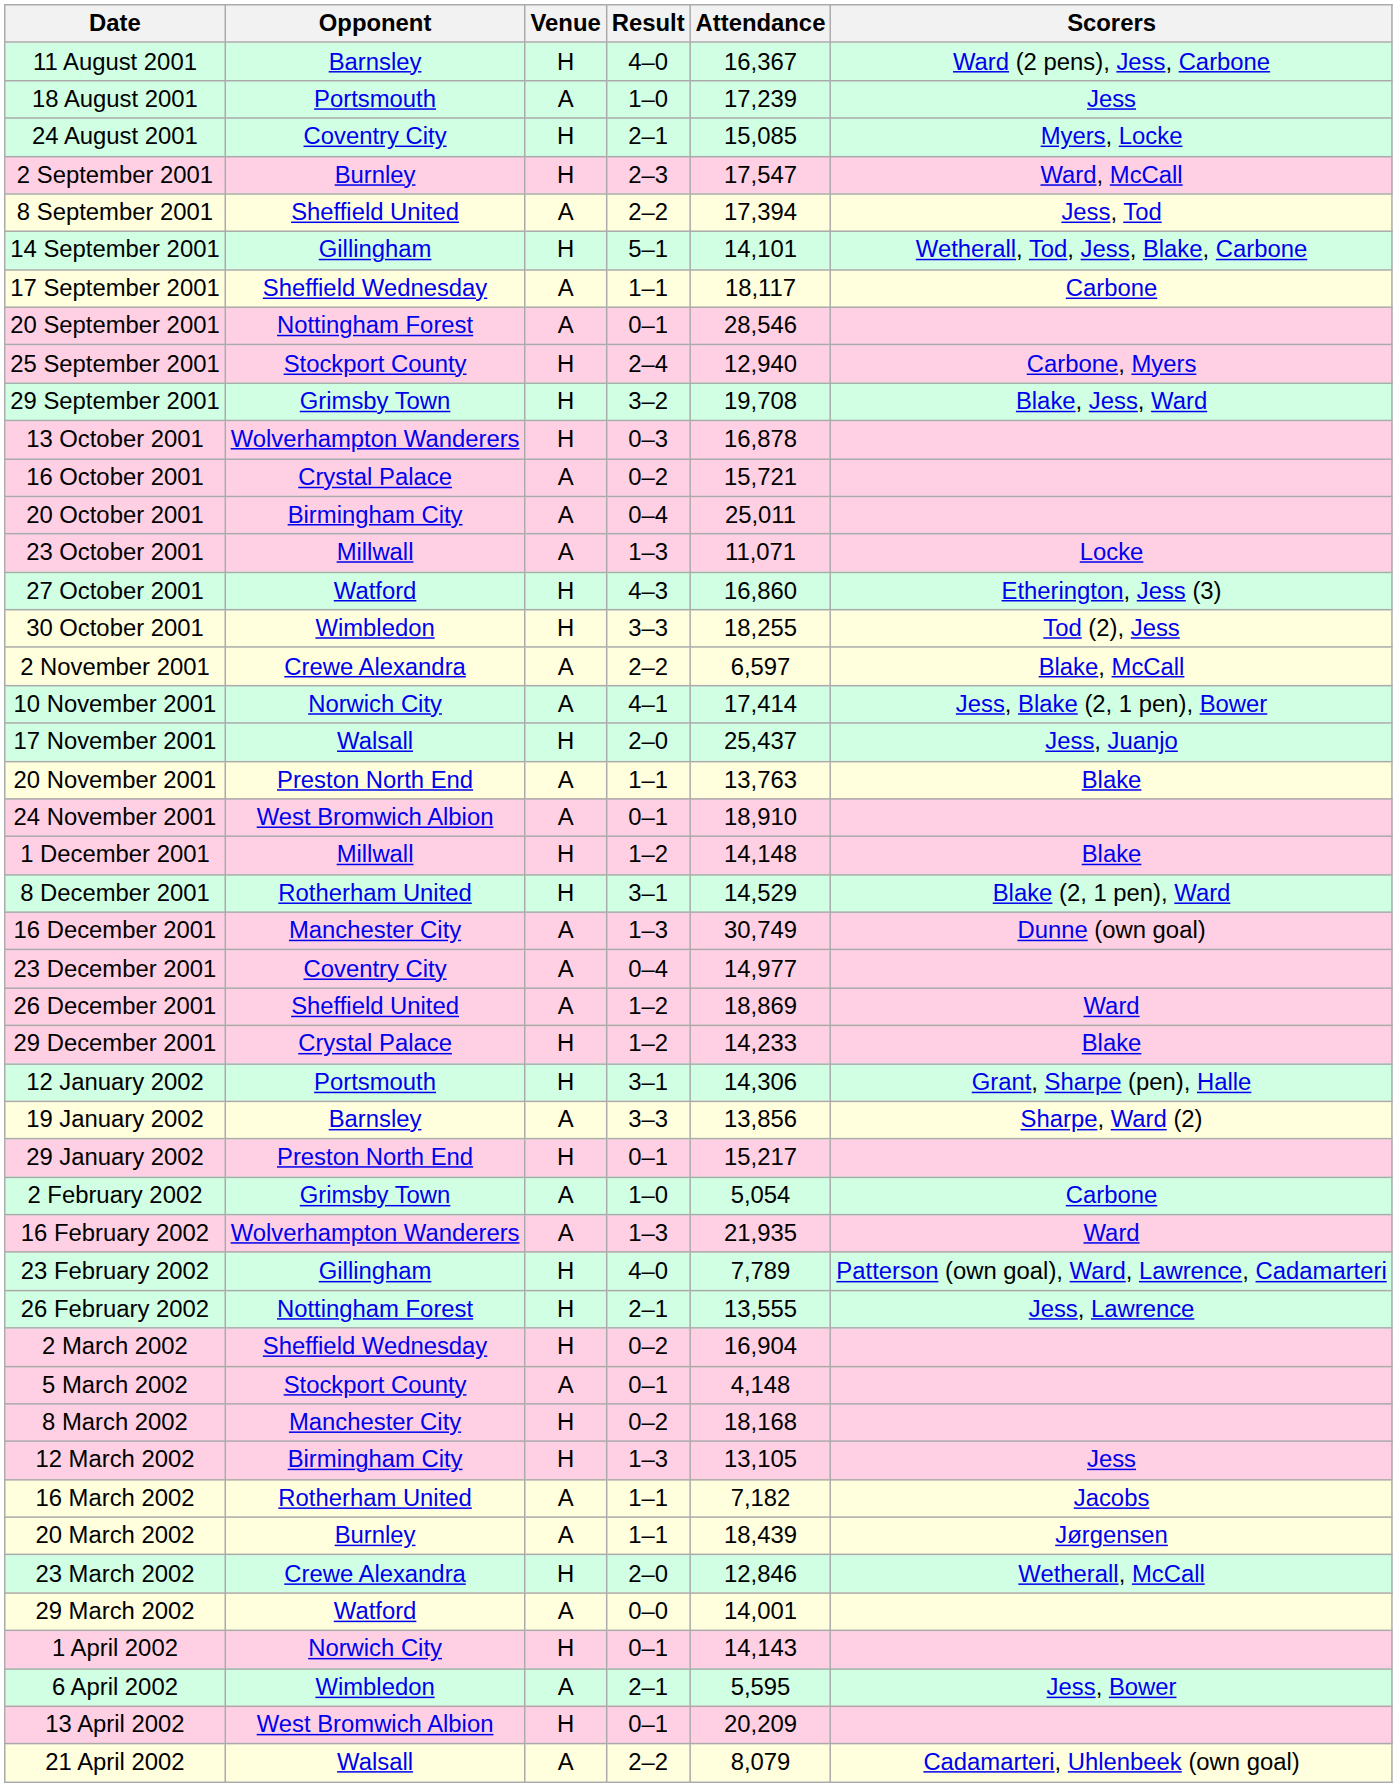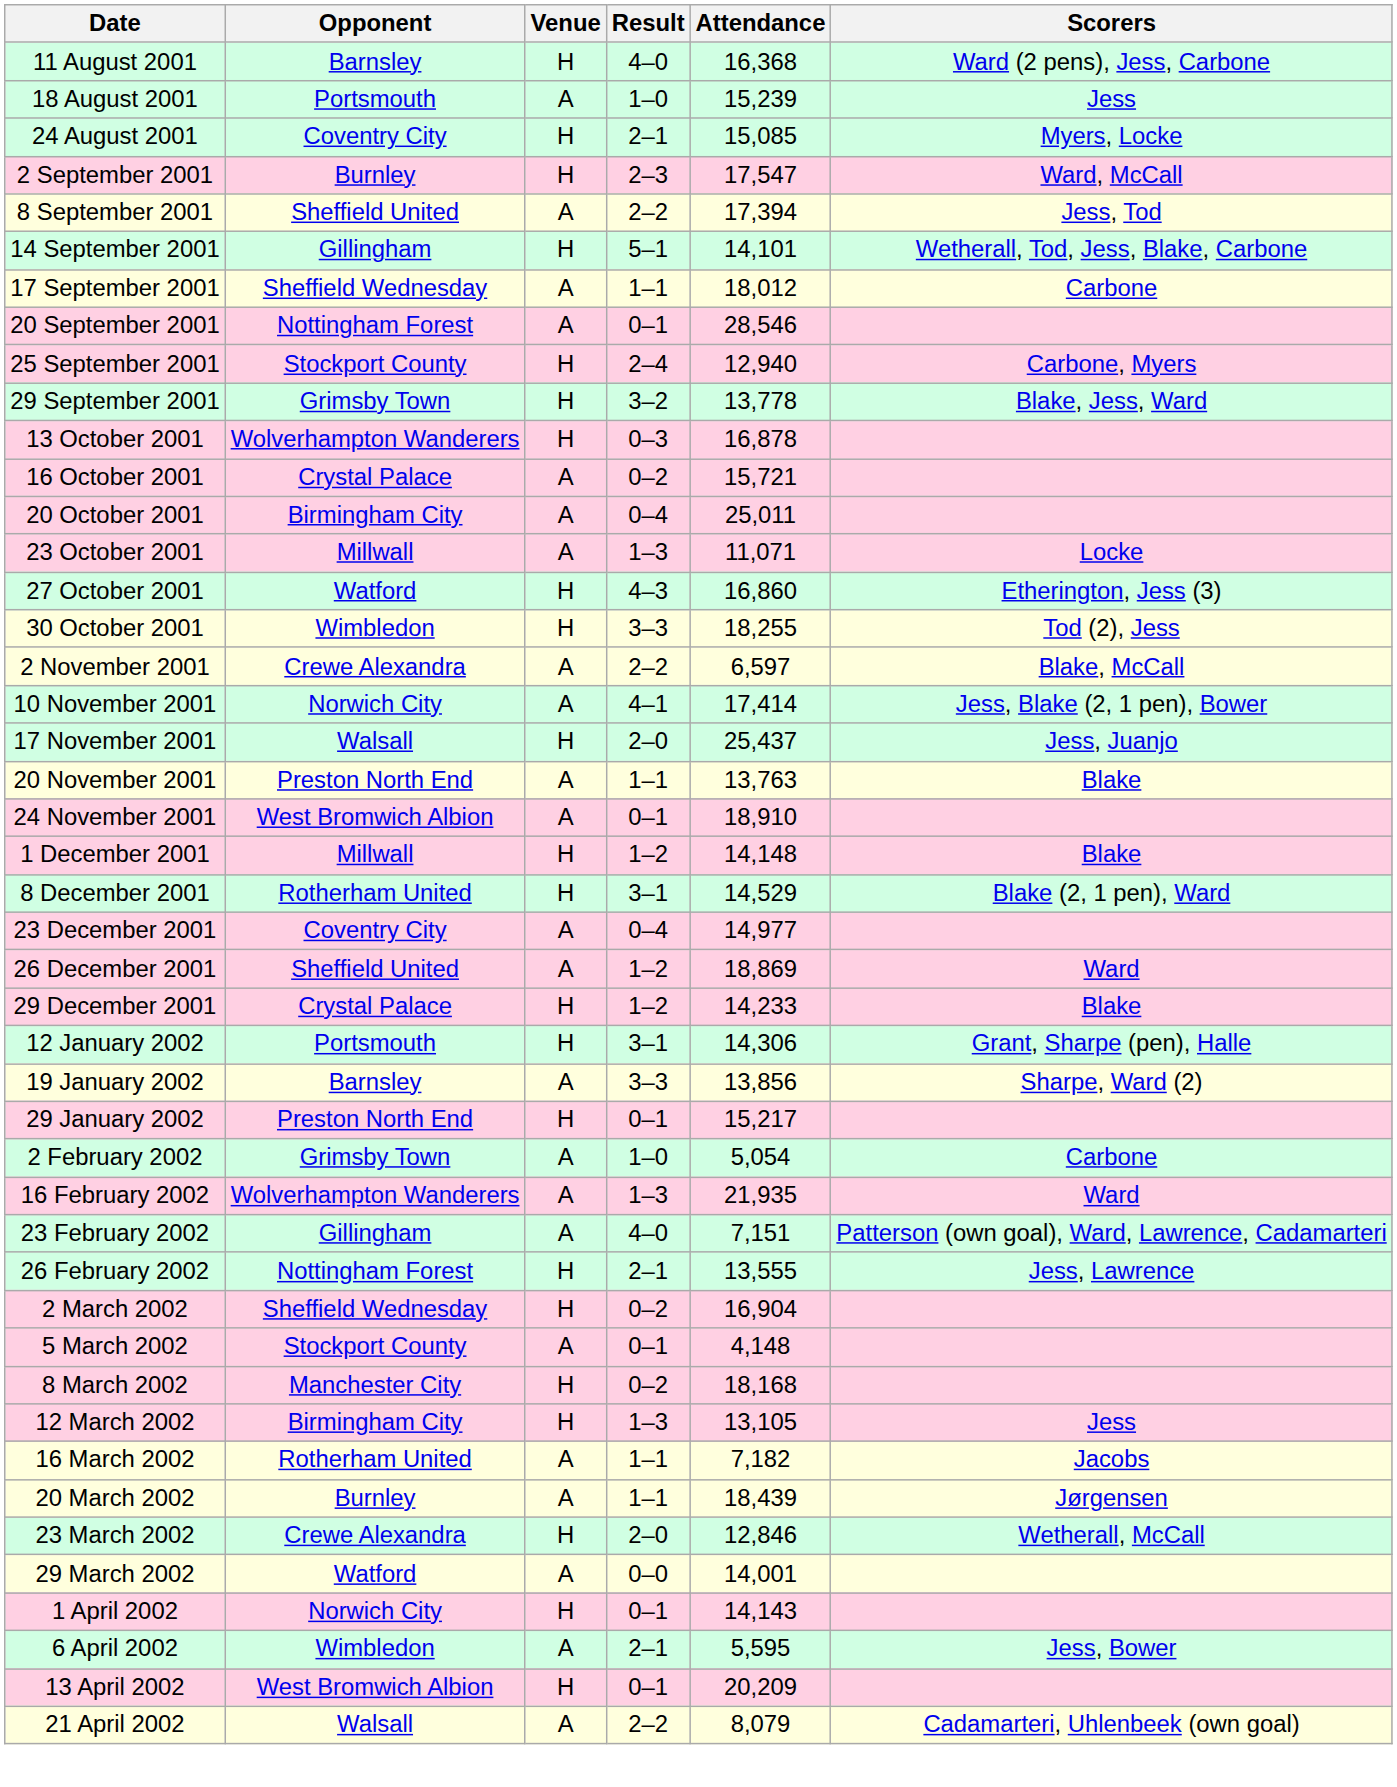(760, 61) 16,367 -> (760, 61) 16,368
(760, 99) 17,239 -> (760, 99) 15,239
(760, 288) 18,117 -> (760, 288) 18,012
(760, 401) 19,708 -> (760, 401) 13,778
- row: (115, 930)
(566, 1271) H -> (566, 1233) A
(760, 1271) 7,789 -> (760, 1233) 7,151
